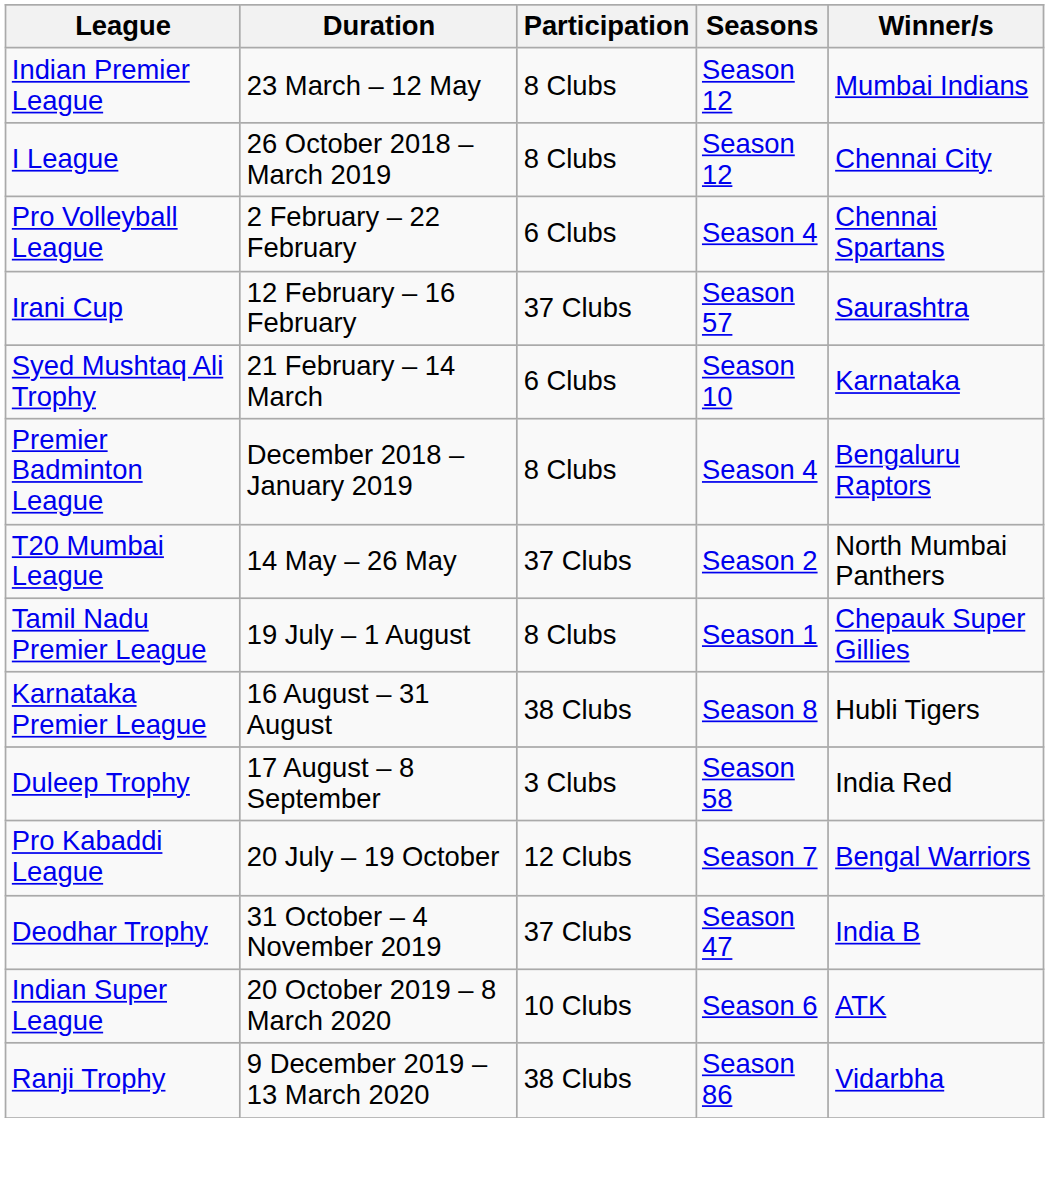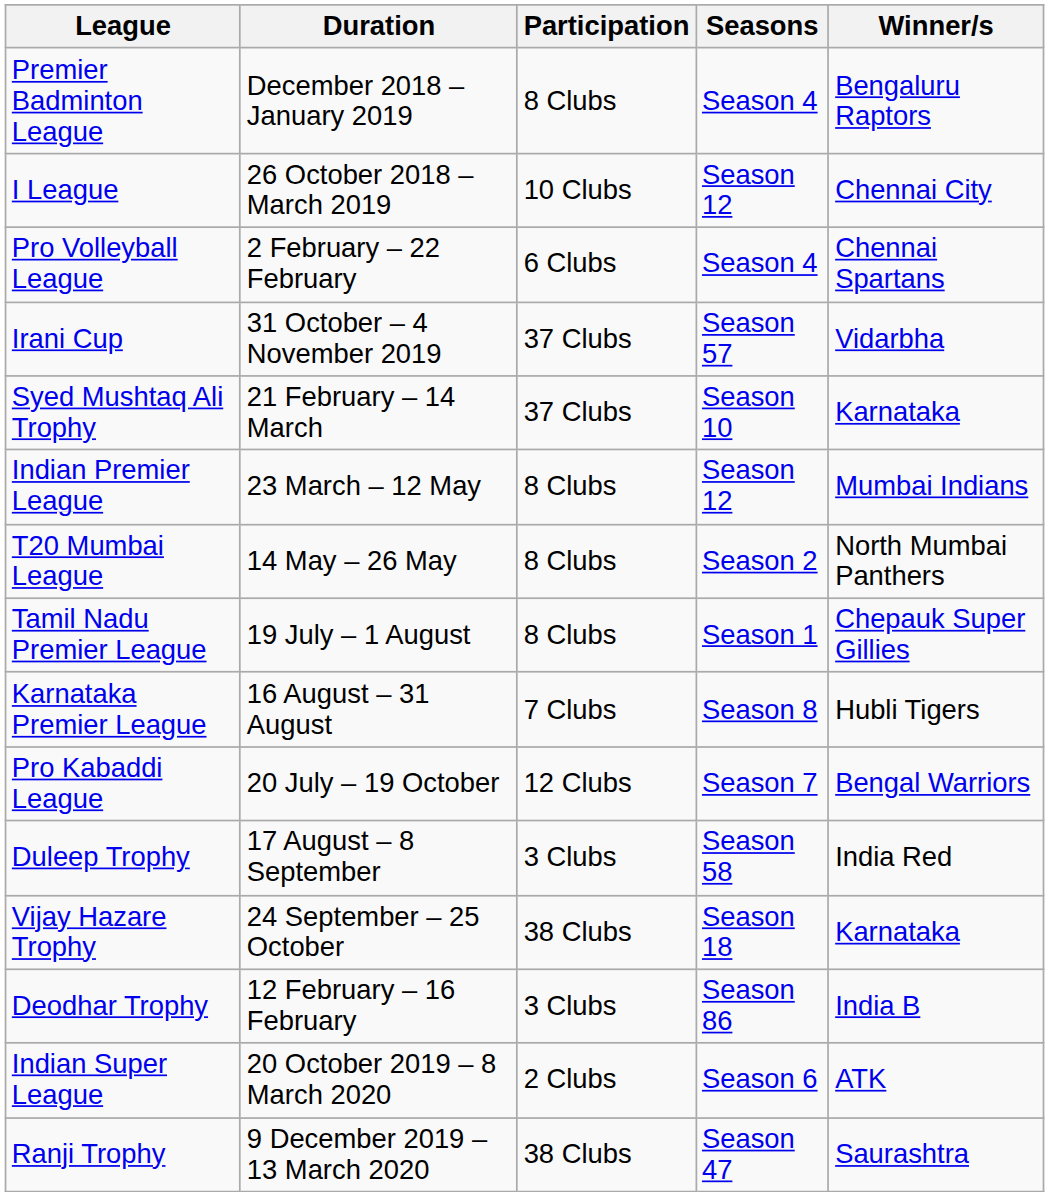rows swapped: (77, 471) <-> (101, 84)
(570, 159) 8 Clubs -> (578, 189) 10 Clubs
(351, 307) 12 February – 16 February -> (344, 338) 31 October – 4 November 2019
(902, 307) Saurashtra -> (890, 338) Vidarbha
(570, 381) 6 Clubs -> (578, 412) 37 Clubs
(578, 560) 37 Clubs -> (570, 560) 8 Clubs
(578, 709) 38 Clubs -> (570, 709) 7 Clubs
rows swapped: (101, 783) <-> (87, 857)
+ row: (89, 931)
(344, 931) 31 October – 4 November 2019 -> (351, 1005) 12 February – 16 February
(578, 931) 37 Clubs -> (570, 1005) 3 Clubs
(748, 931) Season 47 -> (748, 1005) Season 86
(578, 1005) 10 Clubs -> (570, 1079) 2 Clubs
(748, 1079) Season 86 -> (748, 1154) Season 47
(890, 1079) Vidarbha -> (902, 1154) Saurashtra
